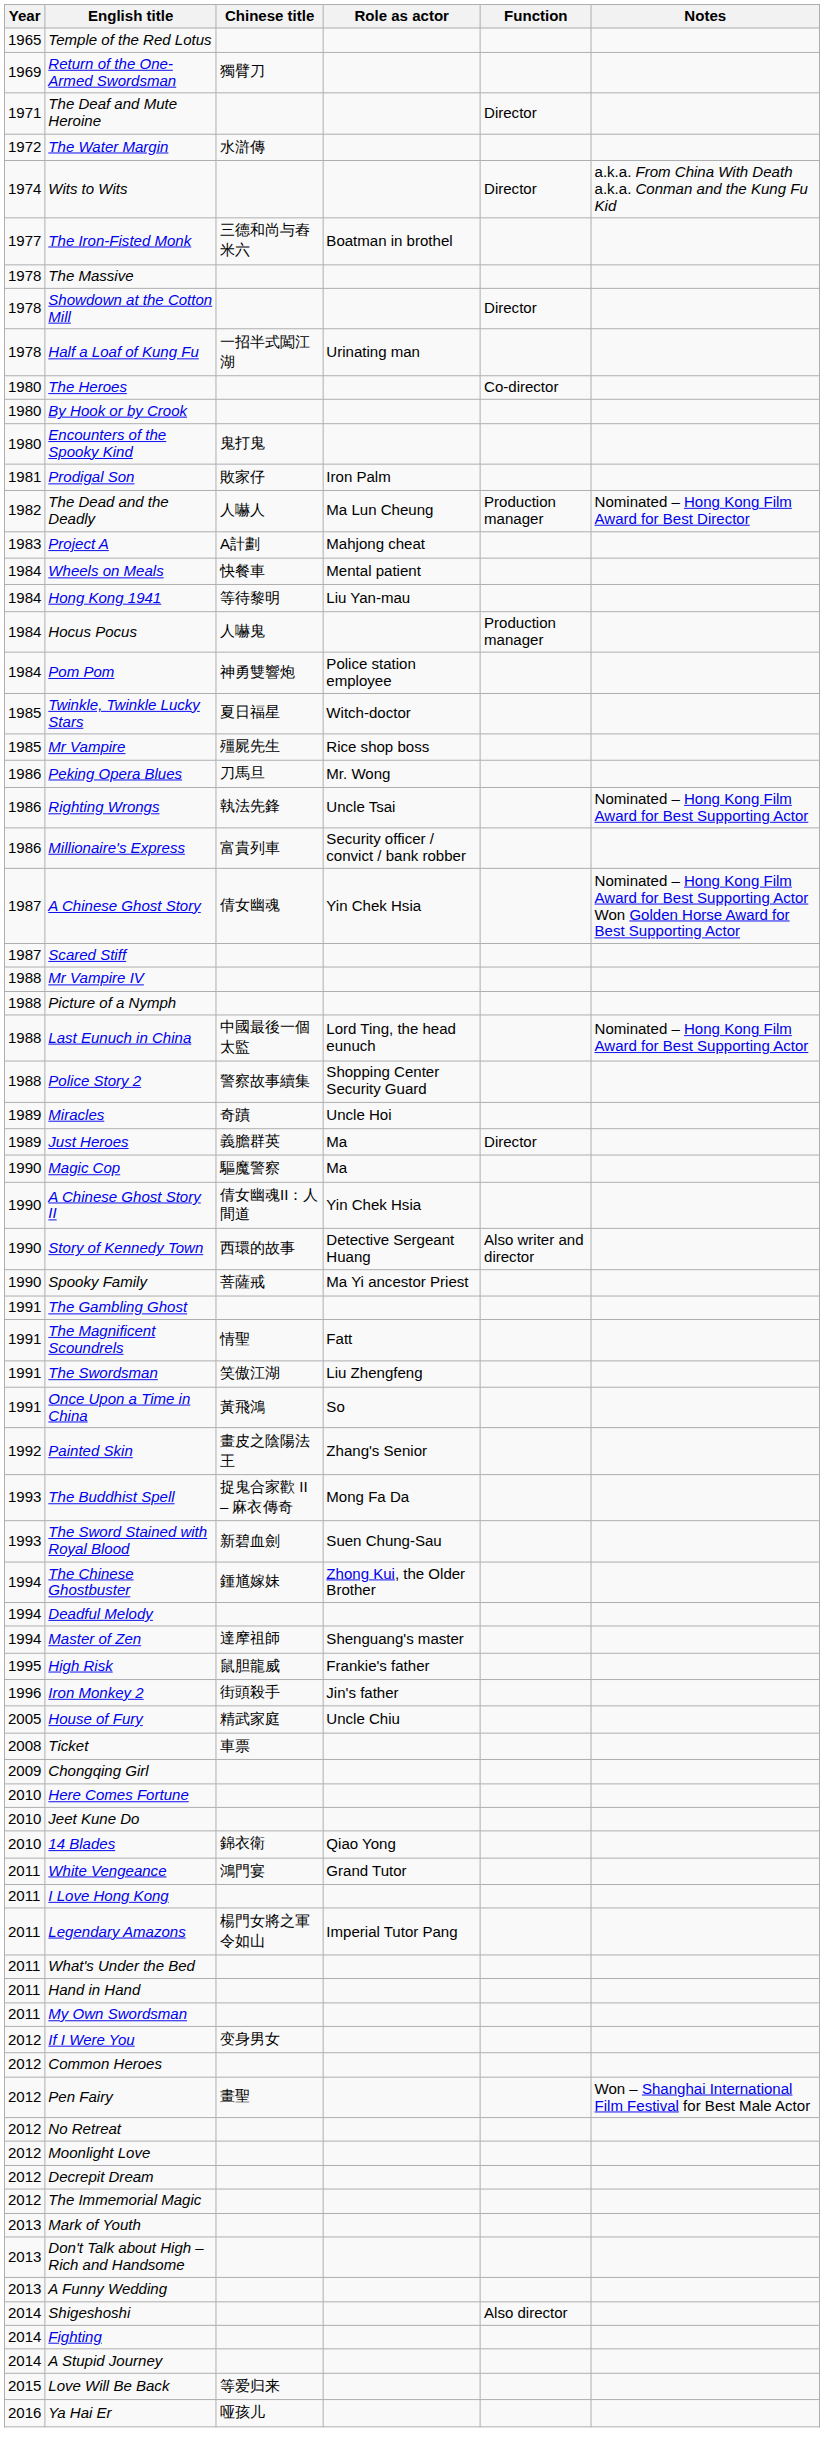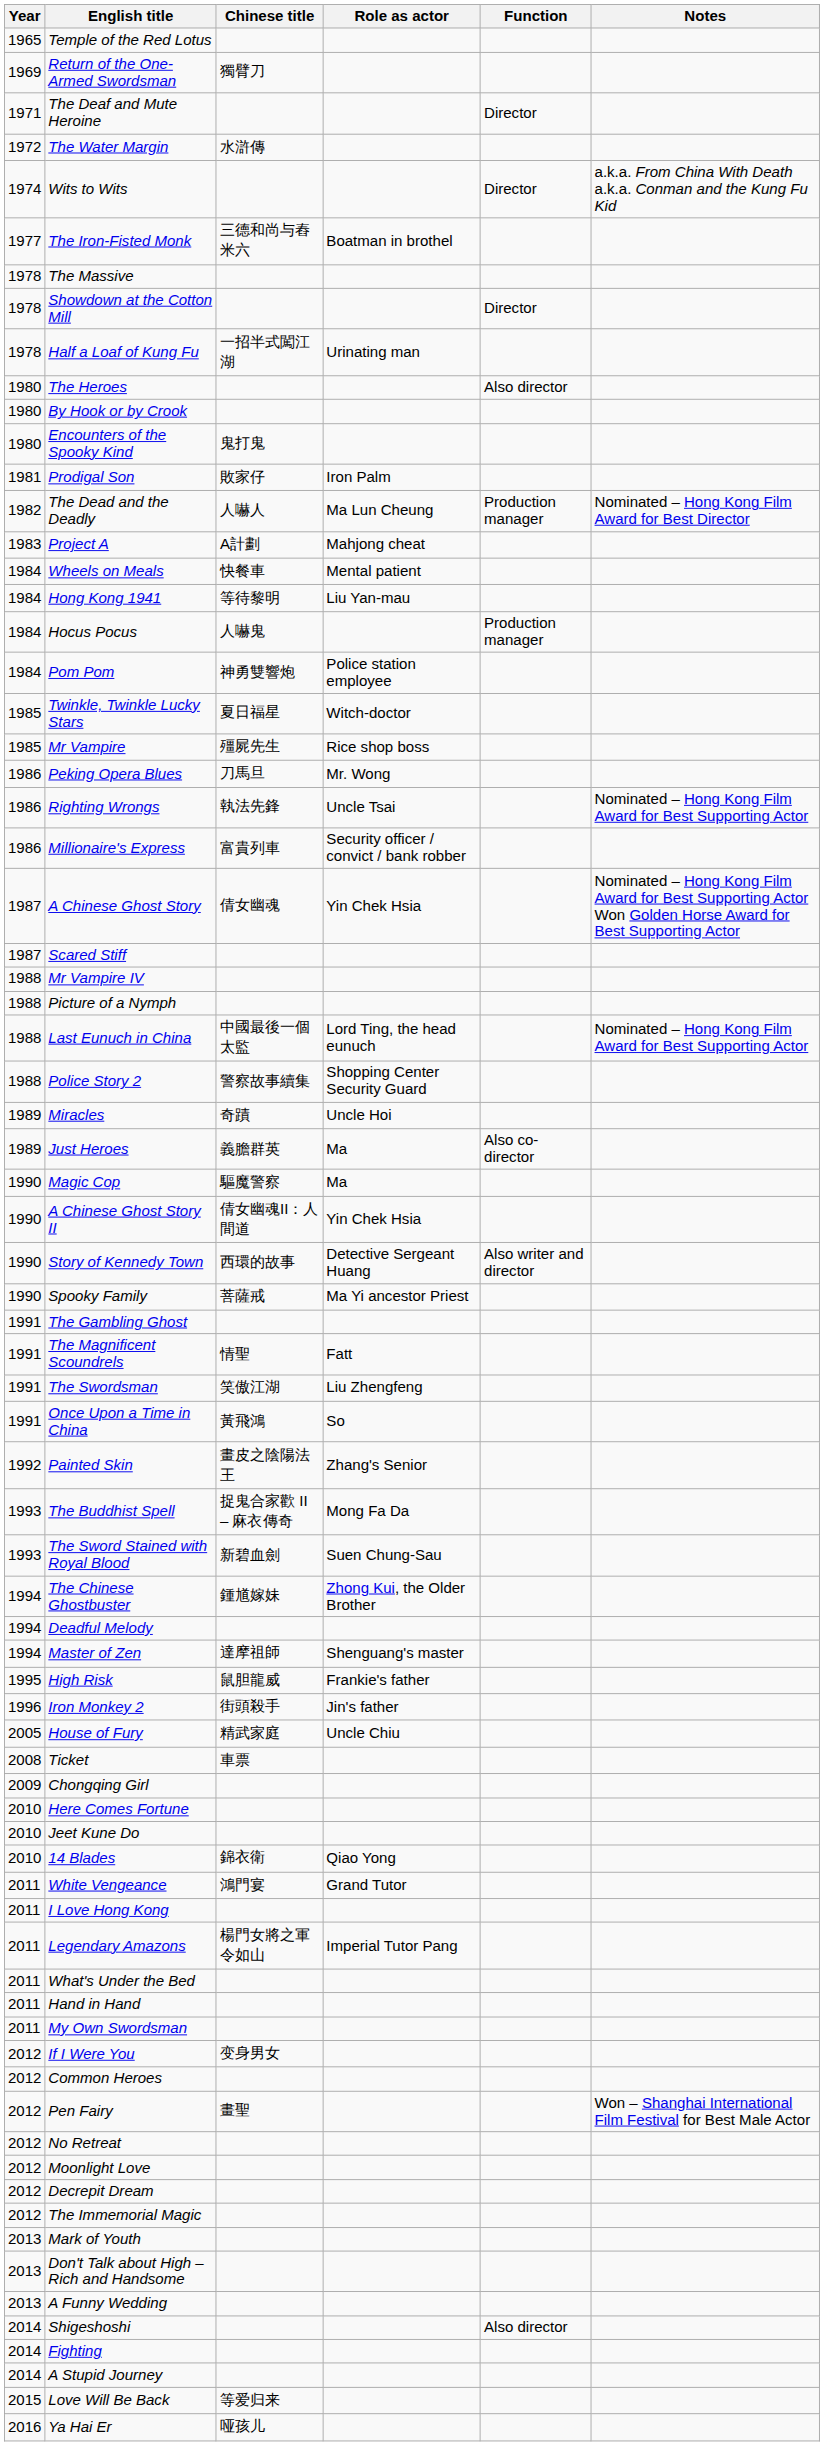(521, 387) Co-director -> (526, 387) Also director
(510, 1142) Director -> (511, 1149) Also co-director
